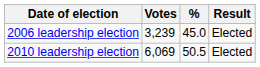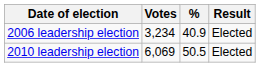(160, 33) 3,239 -> (160, 33) 3,234
(194, 33) 45.0 -> (194, 33) 40.9
